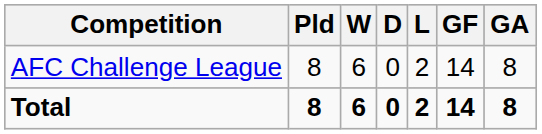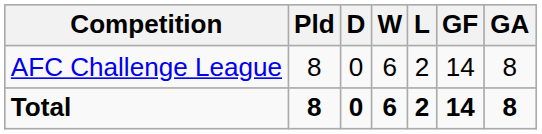columns swapped: (359, 25) <-> (393, 25)
